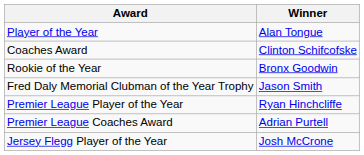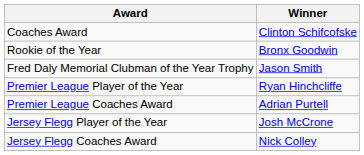- row: (52, 31)
+ row: (82, 141)
